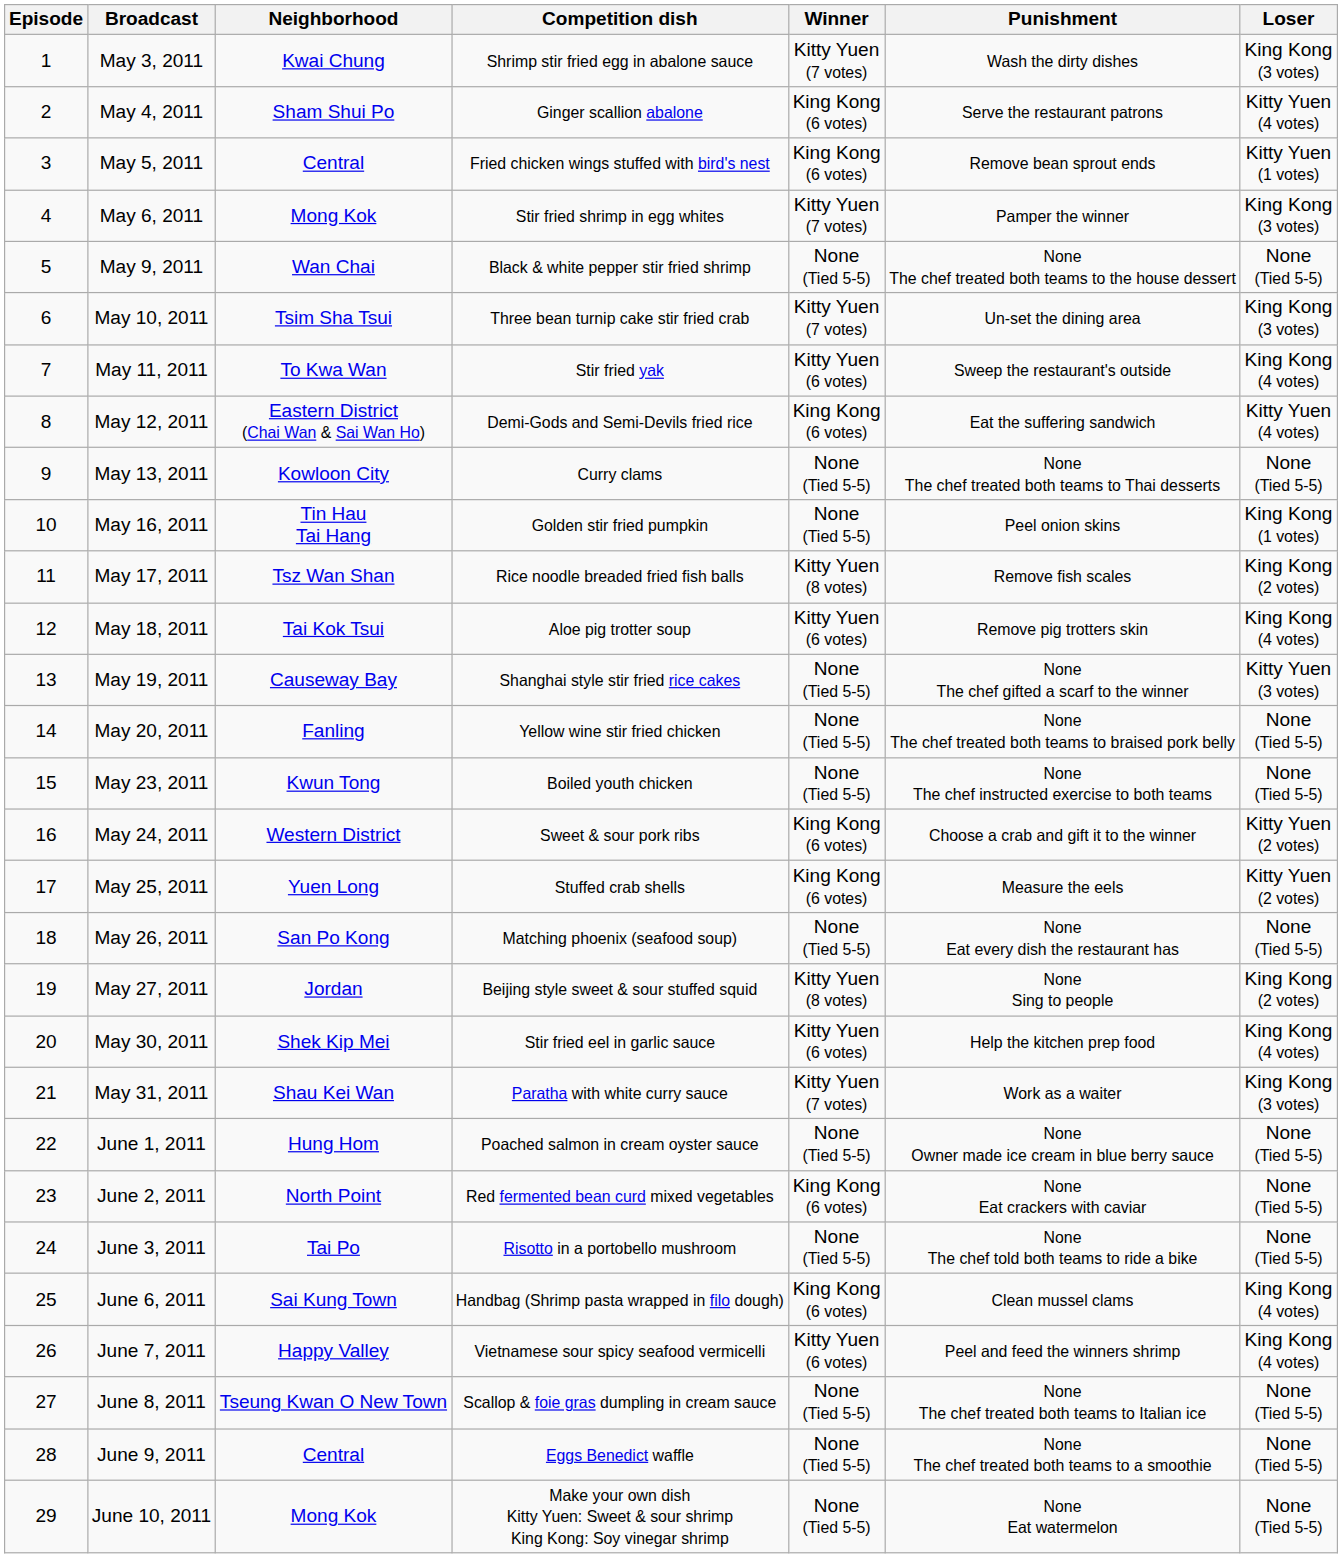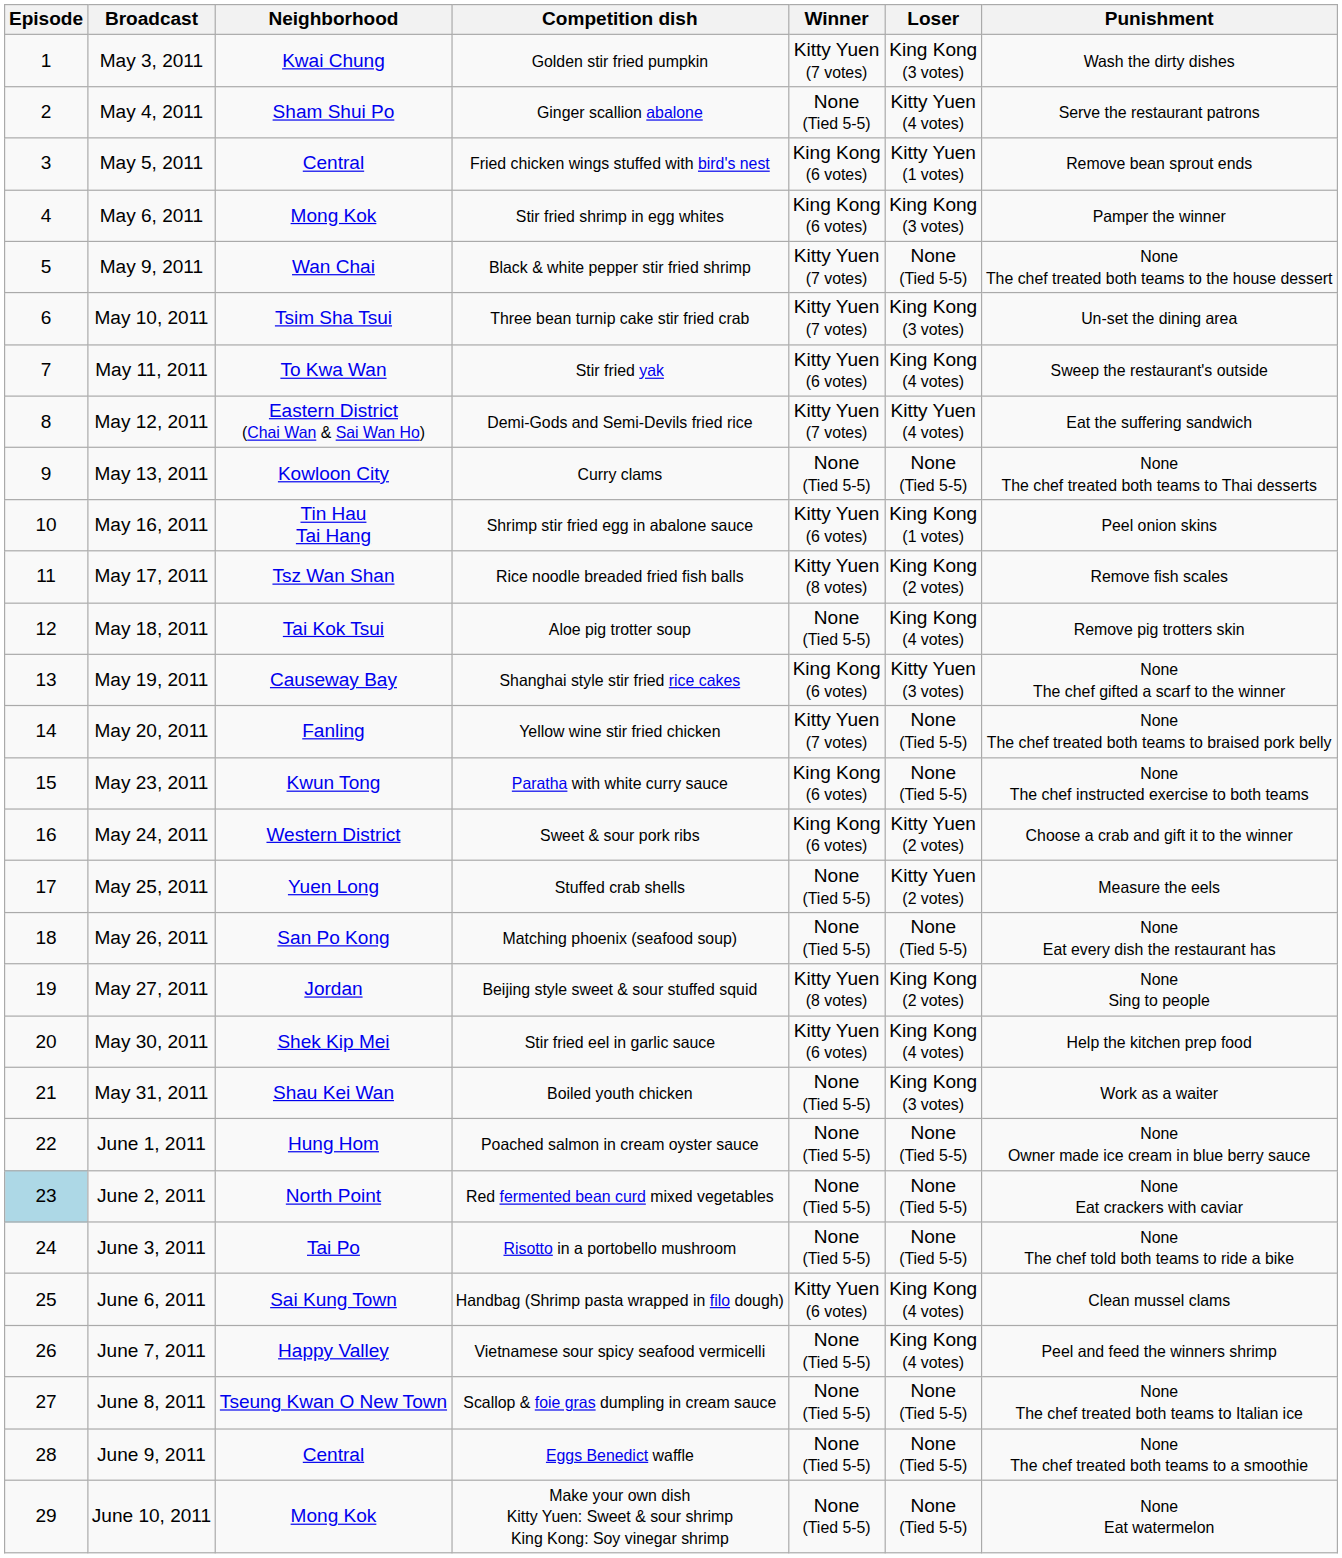columns swapped: (1289, 19) <-> (1063, 19)
(620, 61) Shrimp stir fried egg in abalone sauce -> (620, 61) Golden stir fried pumpkin
(837, 112) King Kong (6 votes) -> (837, 112) None (Tied 5-5)
(837, 215) Kitty Yuen (7 votes) -> (837, 215) King Kong (6 votes)
(837, 266) None (Tied 5-5) -> (837, 266) Kitty Yuen (7 votes)
(837, 421) King Kong (6 votes) -> (837, 421) Kitty Yuen (7 votes)
(620, 526) Golden stir fried pumpkin -> (620, 526) Shrimp stir fried egg in abalone sauce
(837, 525) None (Tied 5-5) -> (837, 525) Kitty Yuen (6 votes)
(837, 628) Kitty Yuen (6 votes) -> (837, 628) None (Tied 5-5)
(837, 679) None (Tied 5-5) -> (837, 679) King Kong (6 votes)
(837, 731) None (Tied 5-5) -> (837, 731) Kitty Yuen (7 votes)
(620, 784) Boiled youth chicken -> (620, 784) Paratha with white curry sauce
(837, 783) None (Tied 5-5) -> (837, 783) King Kong (6 votes)
(837, 886) King Kong (6 votes) -> (837, 886) None (Tied 5-5)
(620, 1094) Paratha with white curry sauce -> (620, 1094) Boiled youth chicken
(837, 1092) Kitty Yuen (7 votes) -> (837, 1092) None (Tied 5-5)
(46, 1196) no background -> (46, 1196) lightblue background
(837, 1196) King Kong (6 votes) -> (837, 1196) None (Tied 5-5)
(837, 1299) King Kong (6 votes) -> (837, 1299) Kitty Yuen (6 votes)
(837, 1350) Kitty Yuen (6 votes) -> (837, 1350) None (Tied 5-5)
